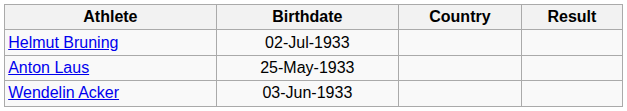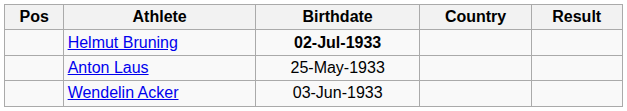+ column: (34, 17)
(307, 42) normal -> (338, 42) bold
